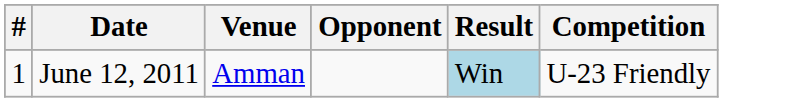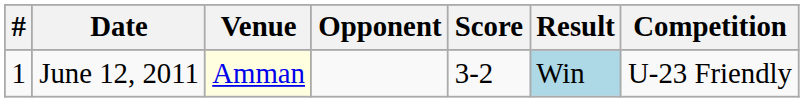+ column: (489, 27)
(259, 73) no background -> (259, 73) lightyellow background
